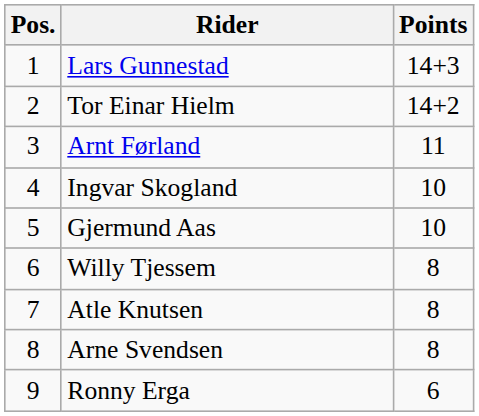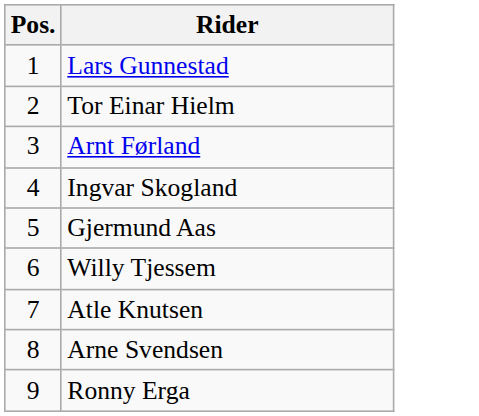- column: (433, 24)
